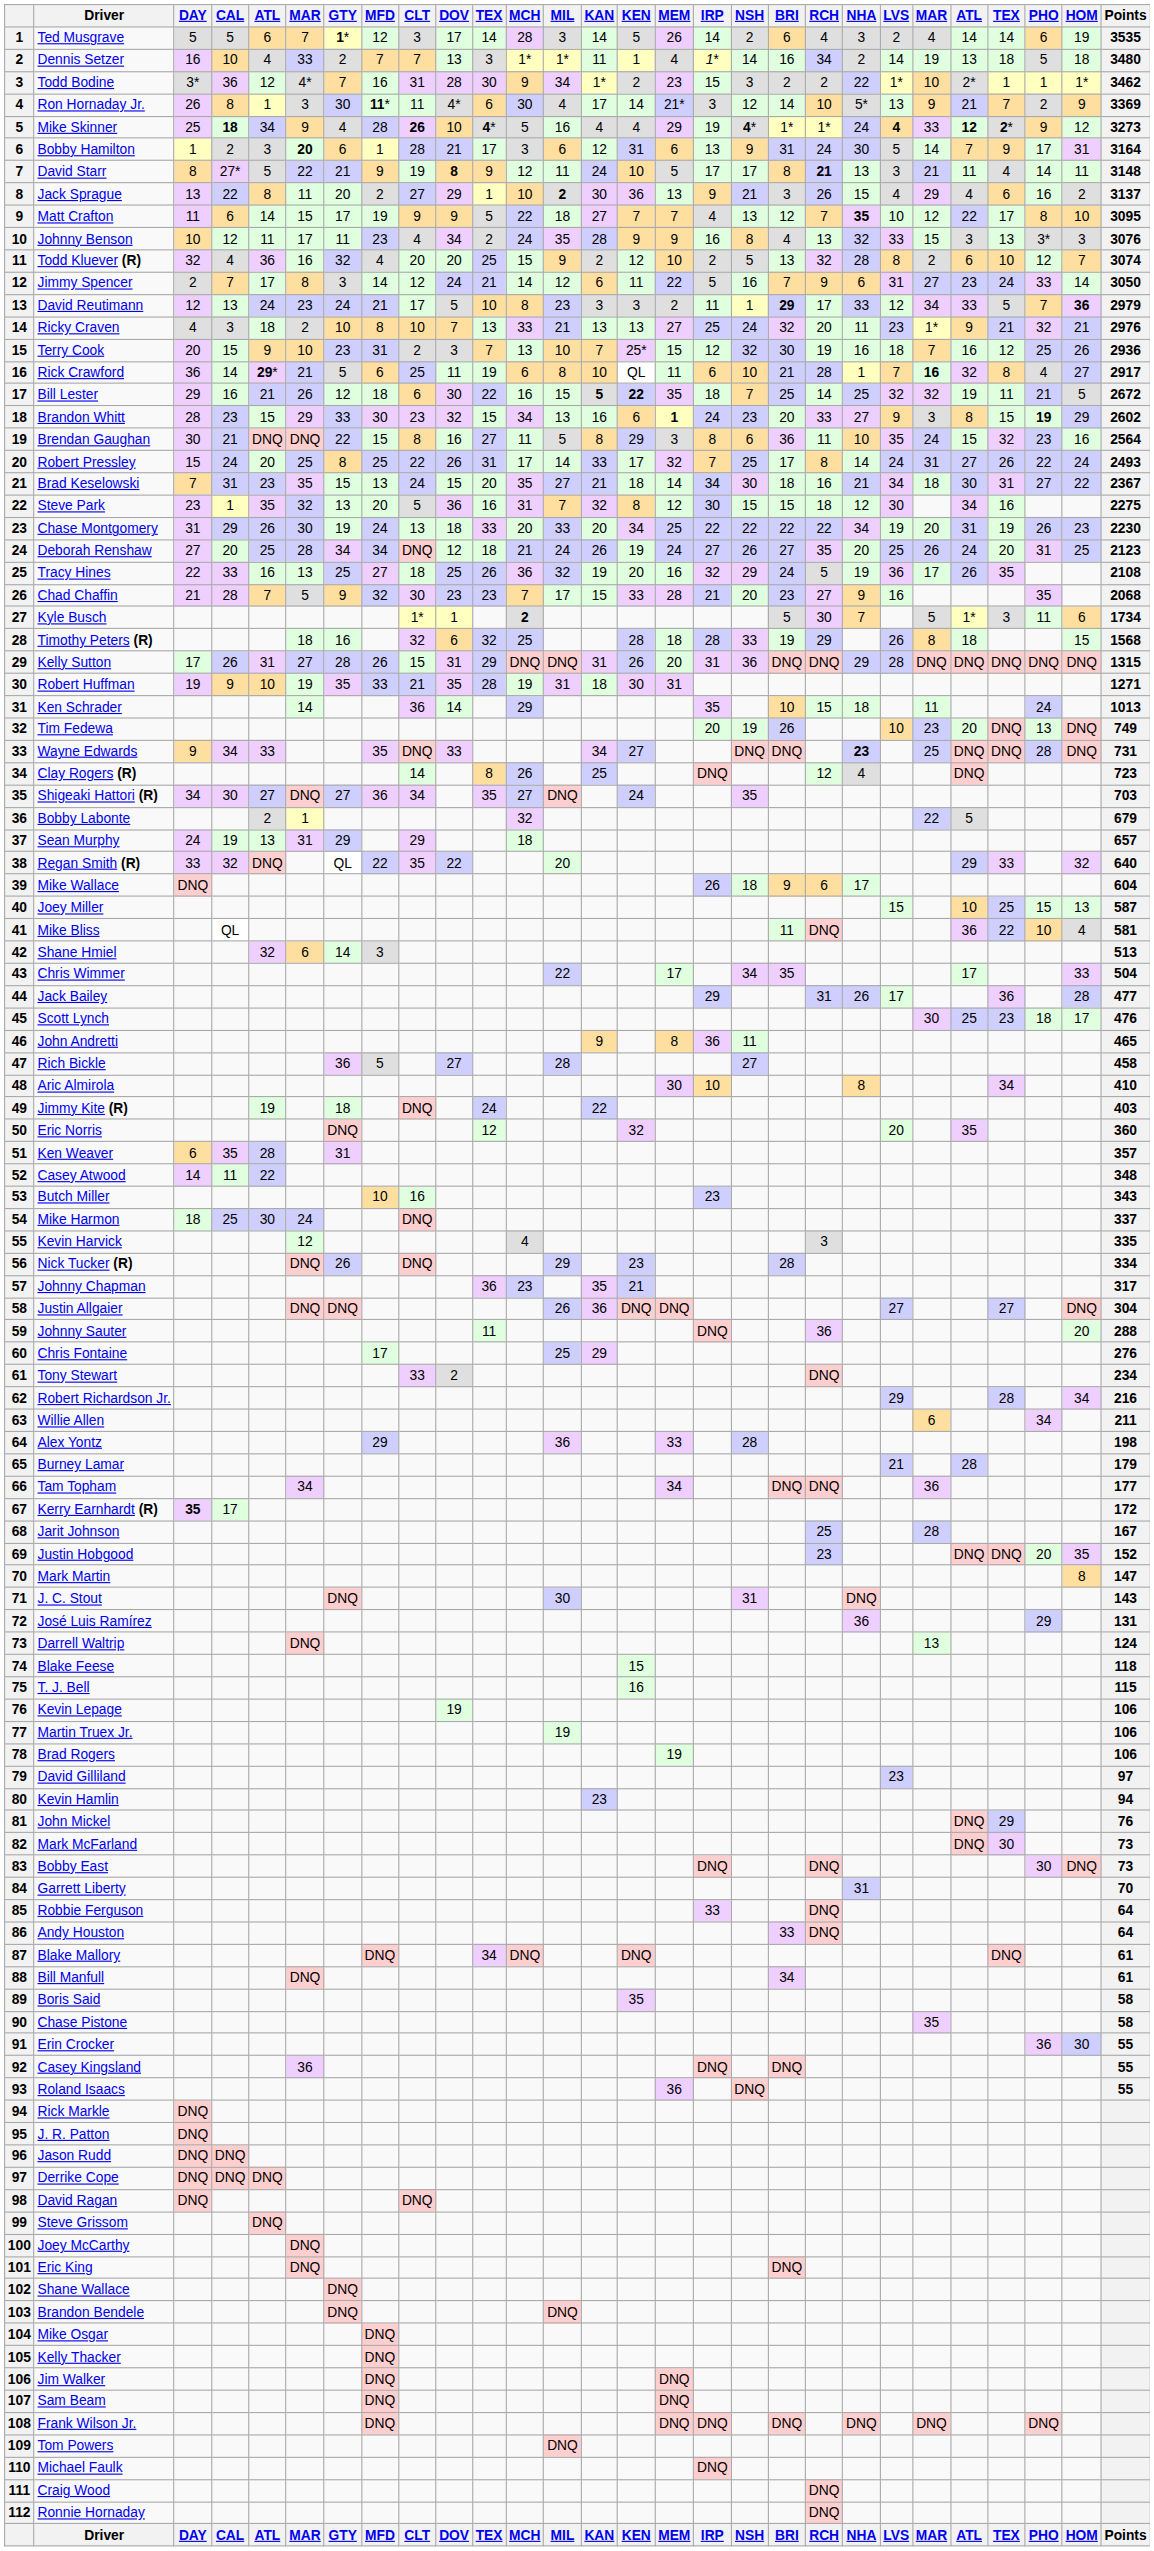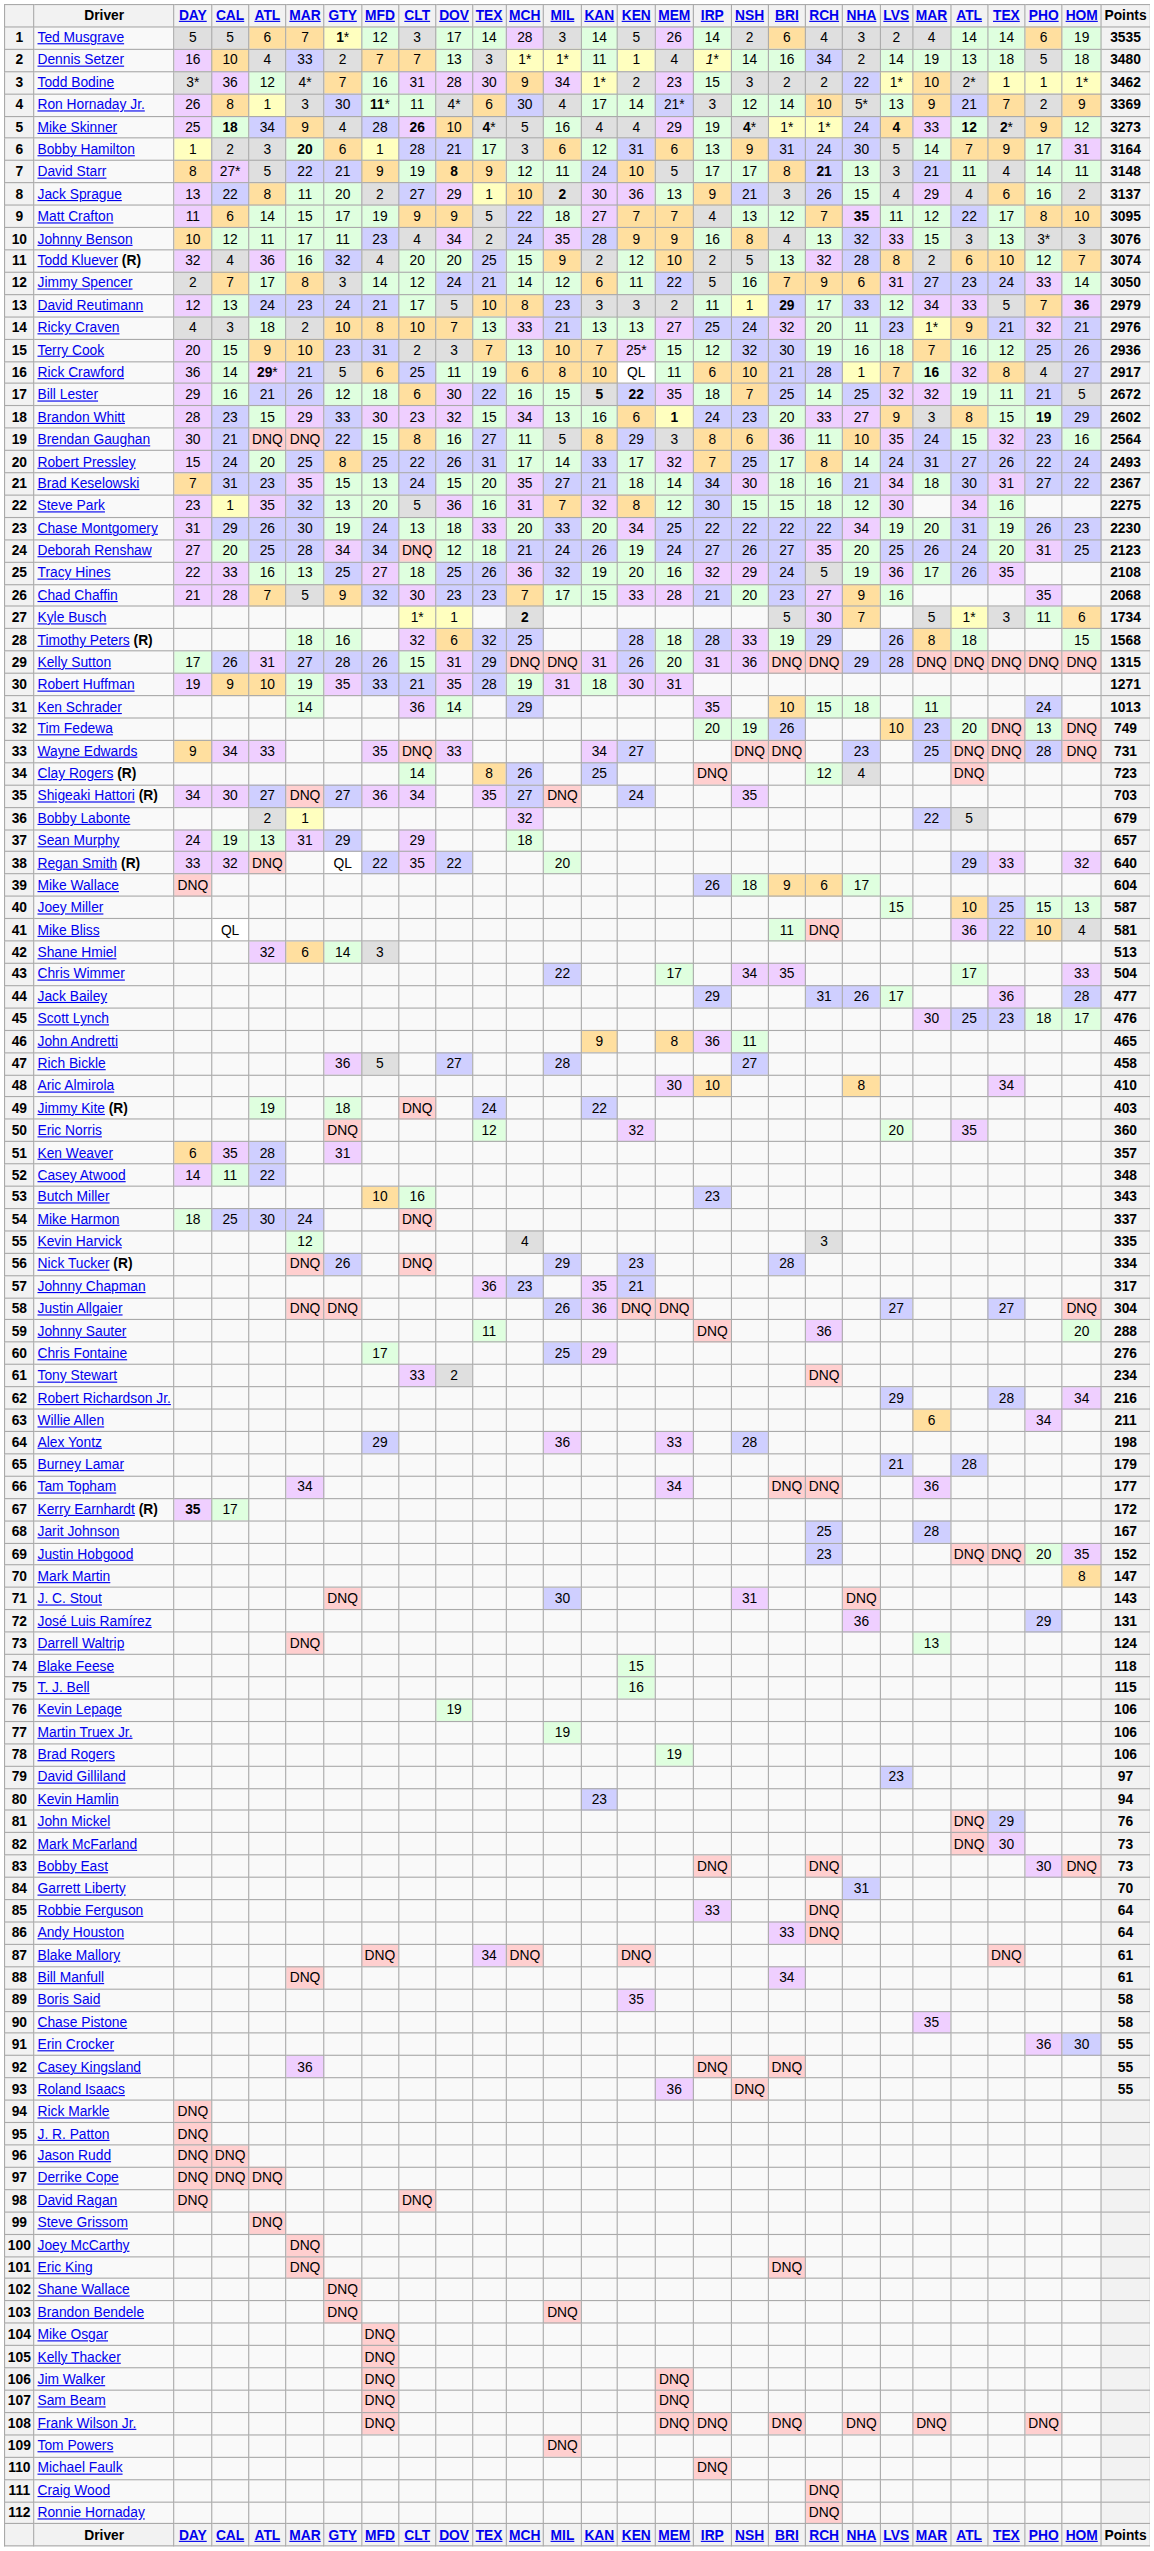(896, 217) 10 -> (896, 217) 11
(861, 752) bold -> (861, 752) normal
